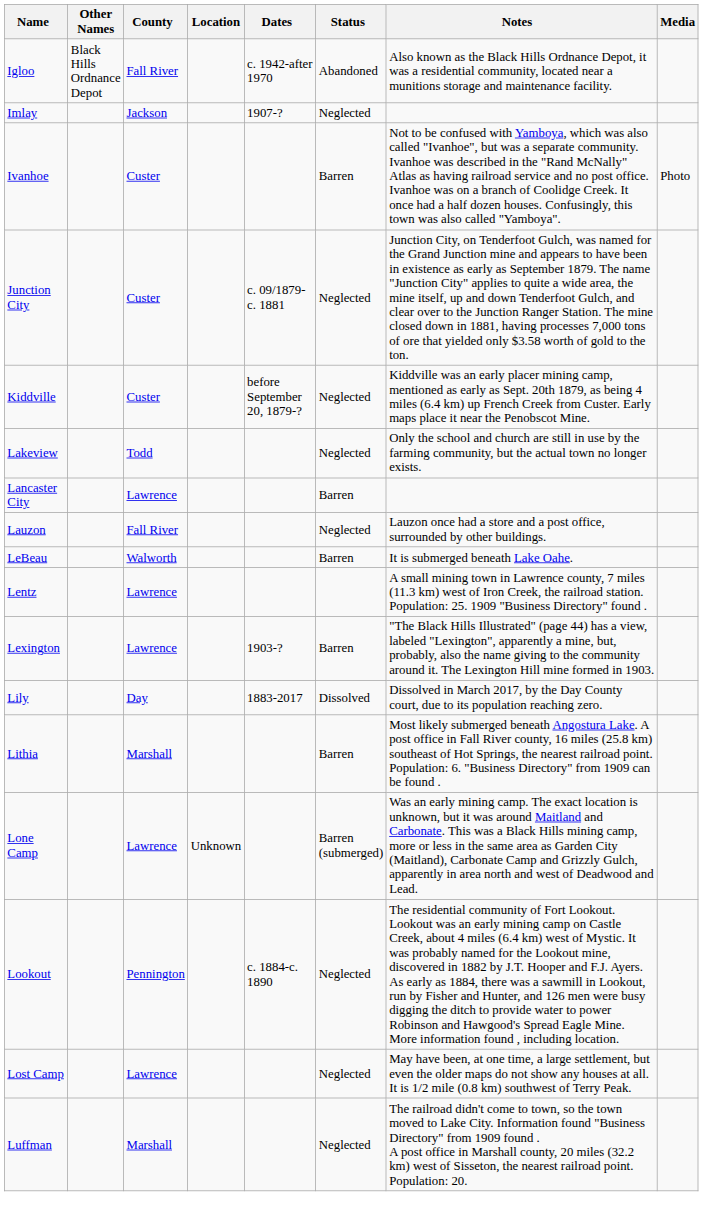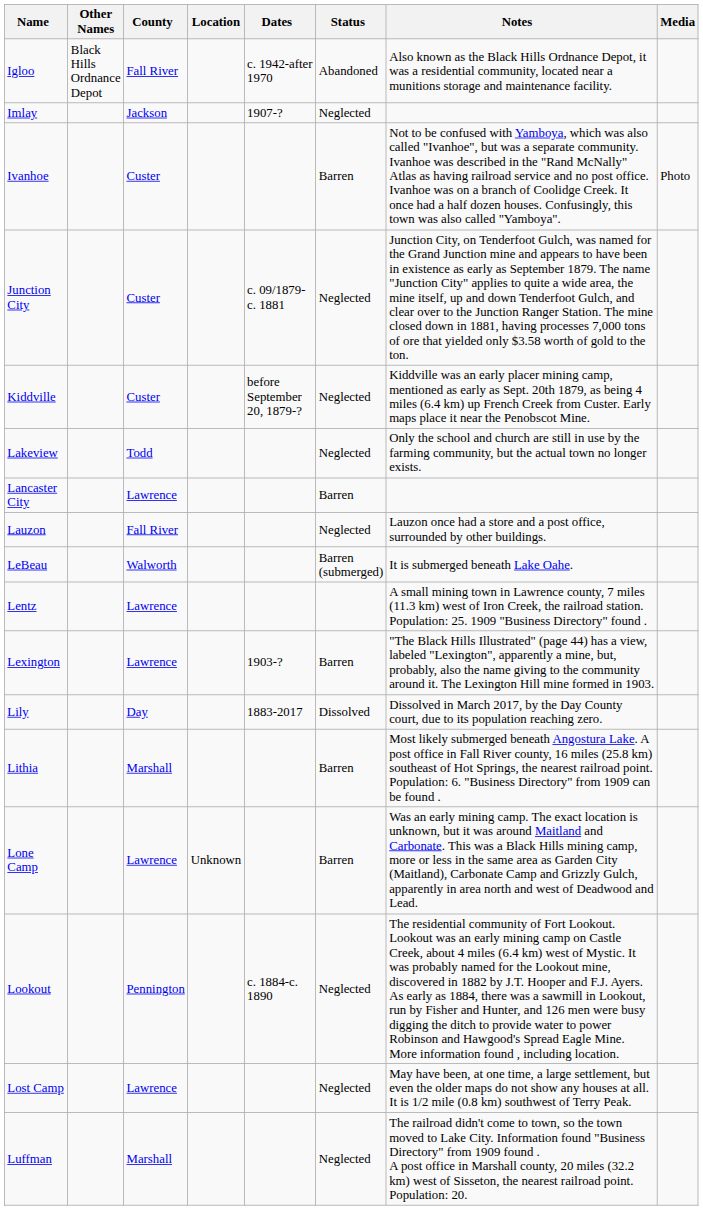(336, 557) Barren -> (351, 564) Barren (submerged)
(351, 846) Barren (submerged) -> (336, 860) Barren
